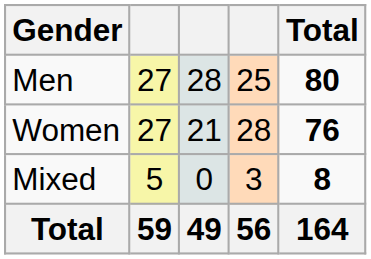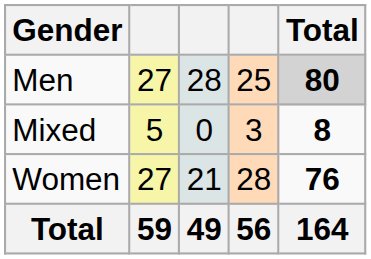(322, 80) no background -> (322, 80) lightgrey background
rows swapped: (66, 130) <-> (54, 180)
